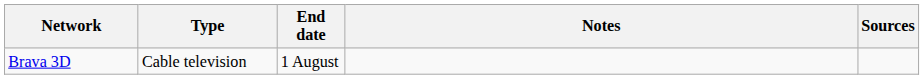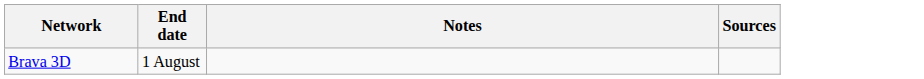- column: (208, 26)
